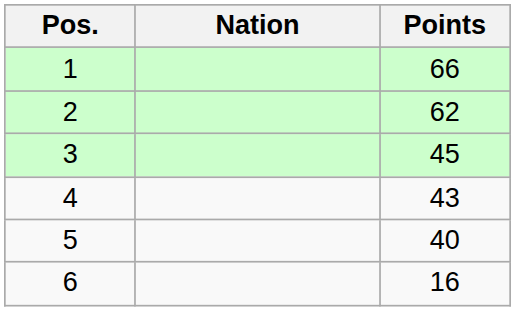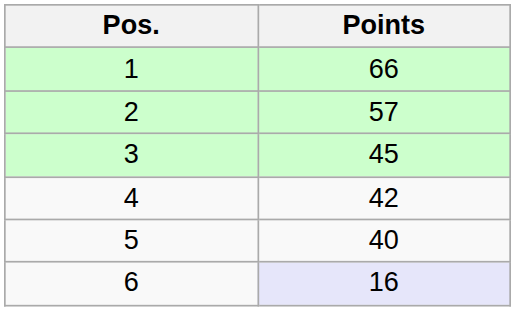- column: (258, 25)
(445, 111) 62 -> (384, 111) 57
(445, 197) 43 -> (384, 197) 42
(445, 283) no background -> (384, 283) lavender background
